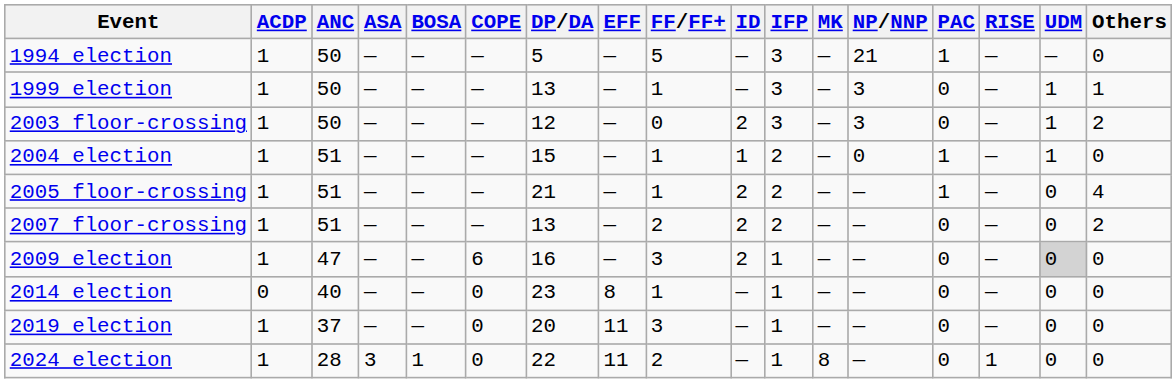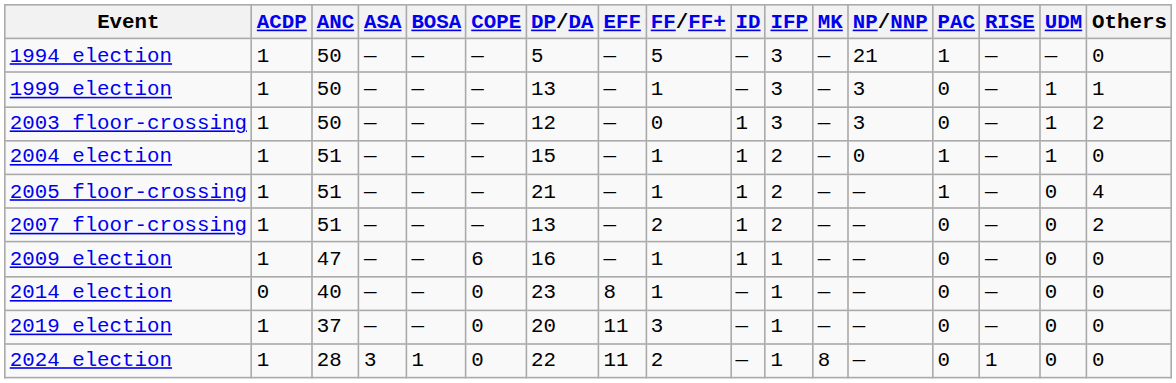(742, 123) 2 -> (742, 123) 1
(742, 191) 2 -> (742, 191) 1
(742, 225) 2 -> (742, 225) 1
(657, 259) 3 -> (657, 259) 1
(742, 259) 2 -> (742, 259) 1
(1051, 259) lightgrey background -> (1051, 259) no background
